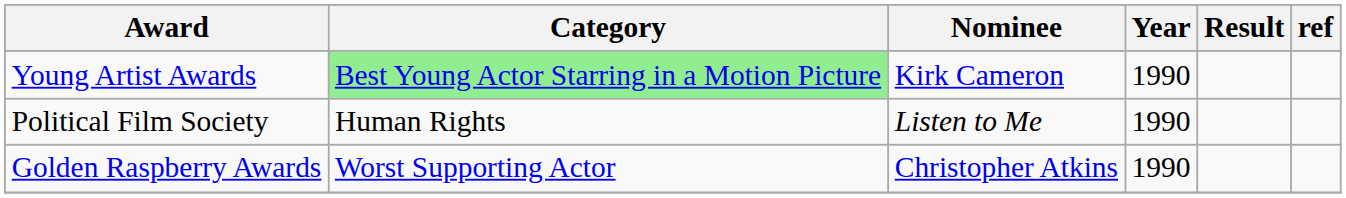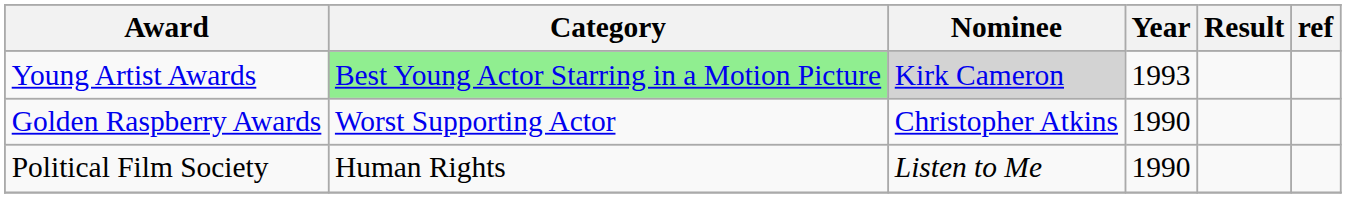(979, 74) no background -> (979, 74) lightgrey background
(1161, 74) 1990 -> (1161, 74) 1993
rows swapped: (140, 121) <-> (167, 167)
